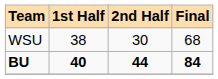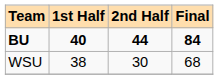rows swapped: (25, 39) <-> (19, 62)
